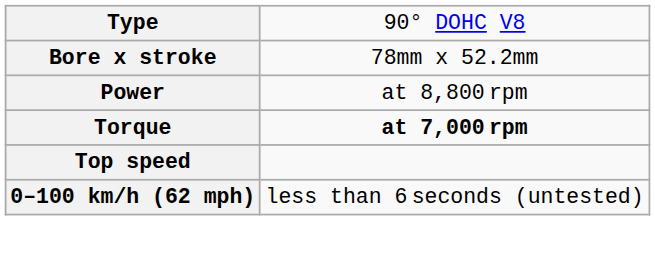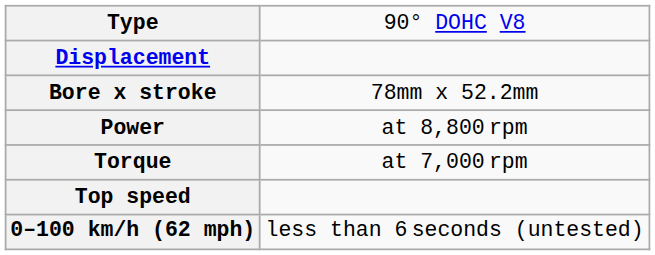+ row: (133, 58)
(455, 128) bold -> (455, 162) normal
